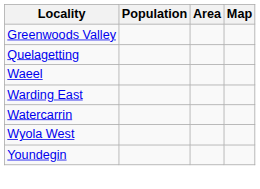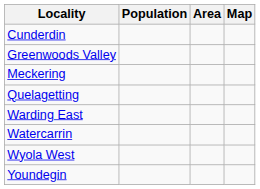+ row: (36, 34)
+ row: (36, 74)
- row: (25, 74)
